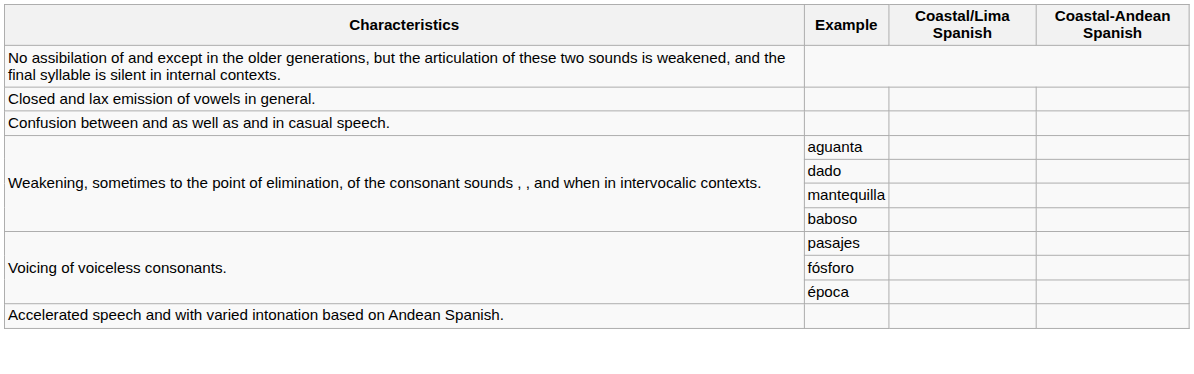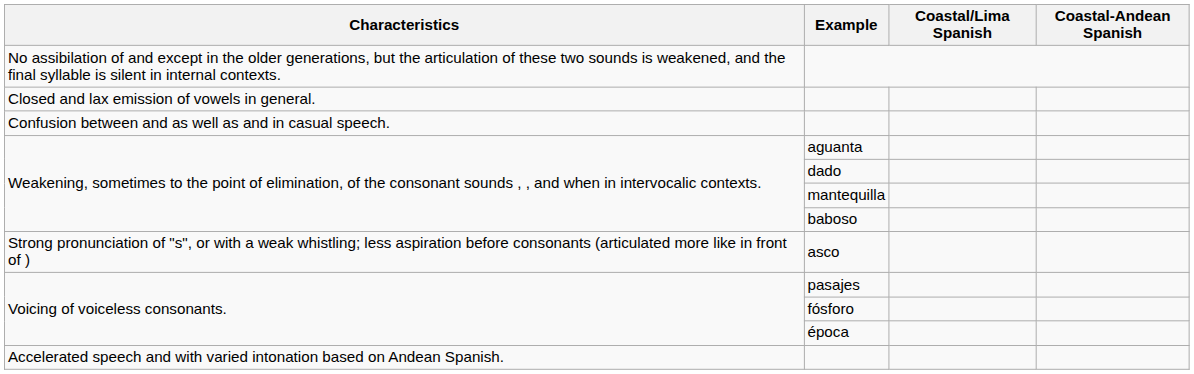+ row: (397, 252)
